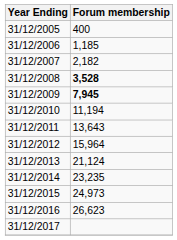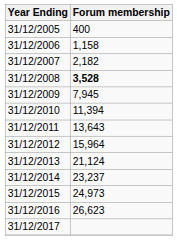(86, 45) 1,185 -> (86, 45) 1,158
(86, 95) bold -> (86, 95) normal
(88, 111) 11,194 -> (88, 111) 11,394
(89, 177) 23,235 -> (89, 177) 23,237
